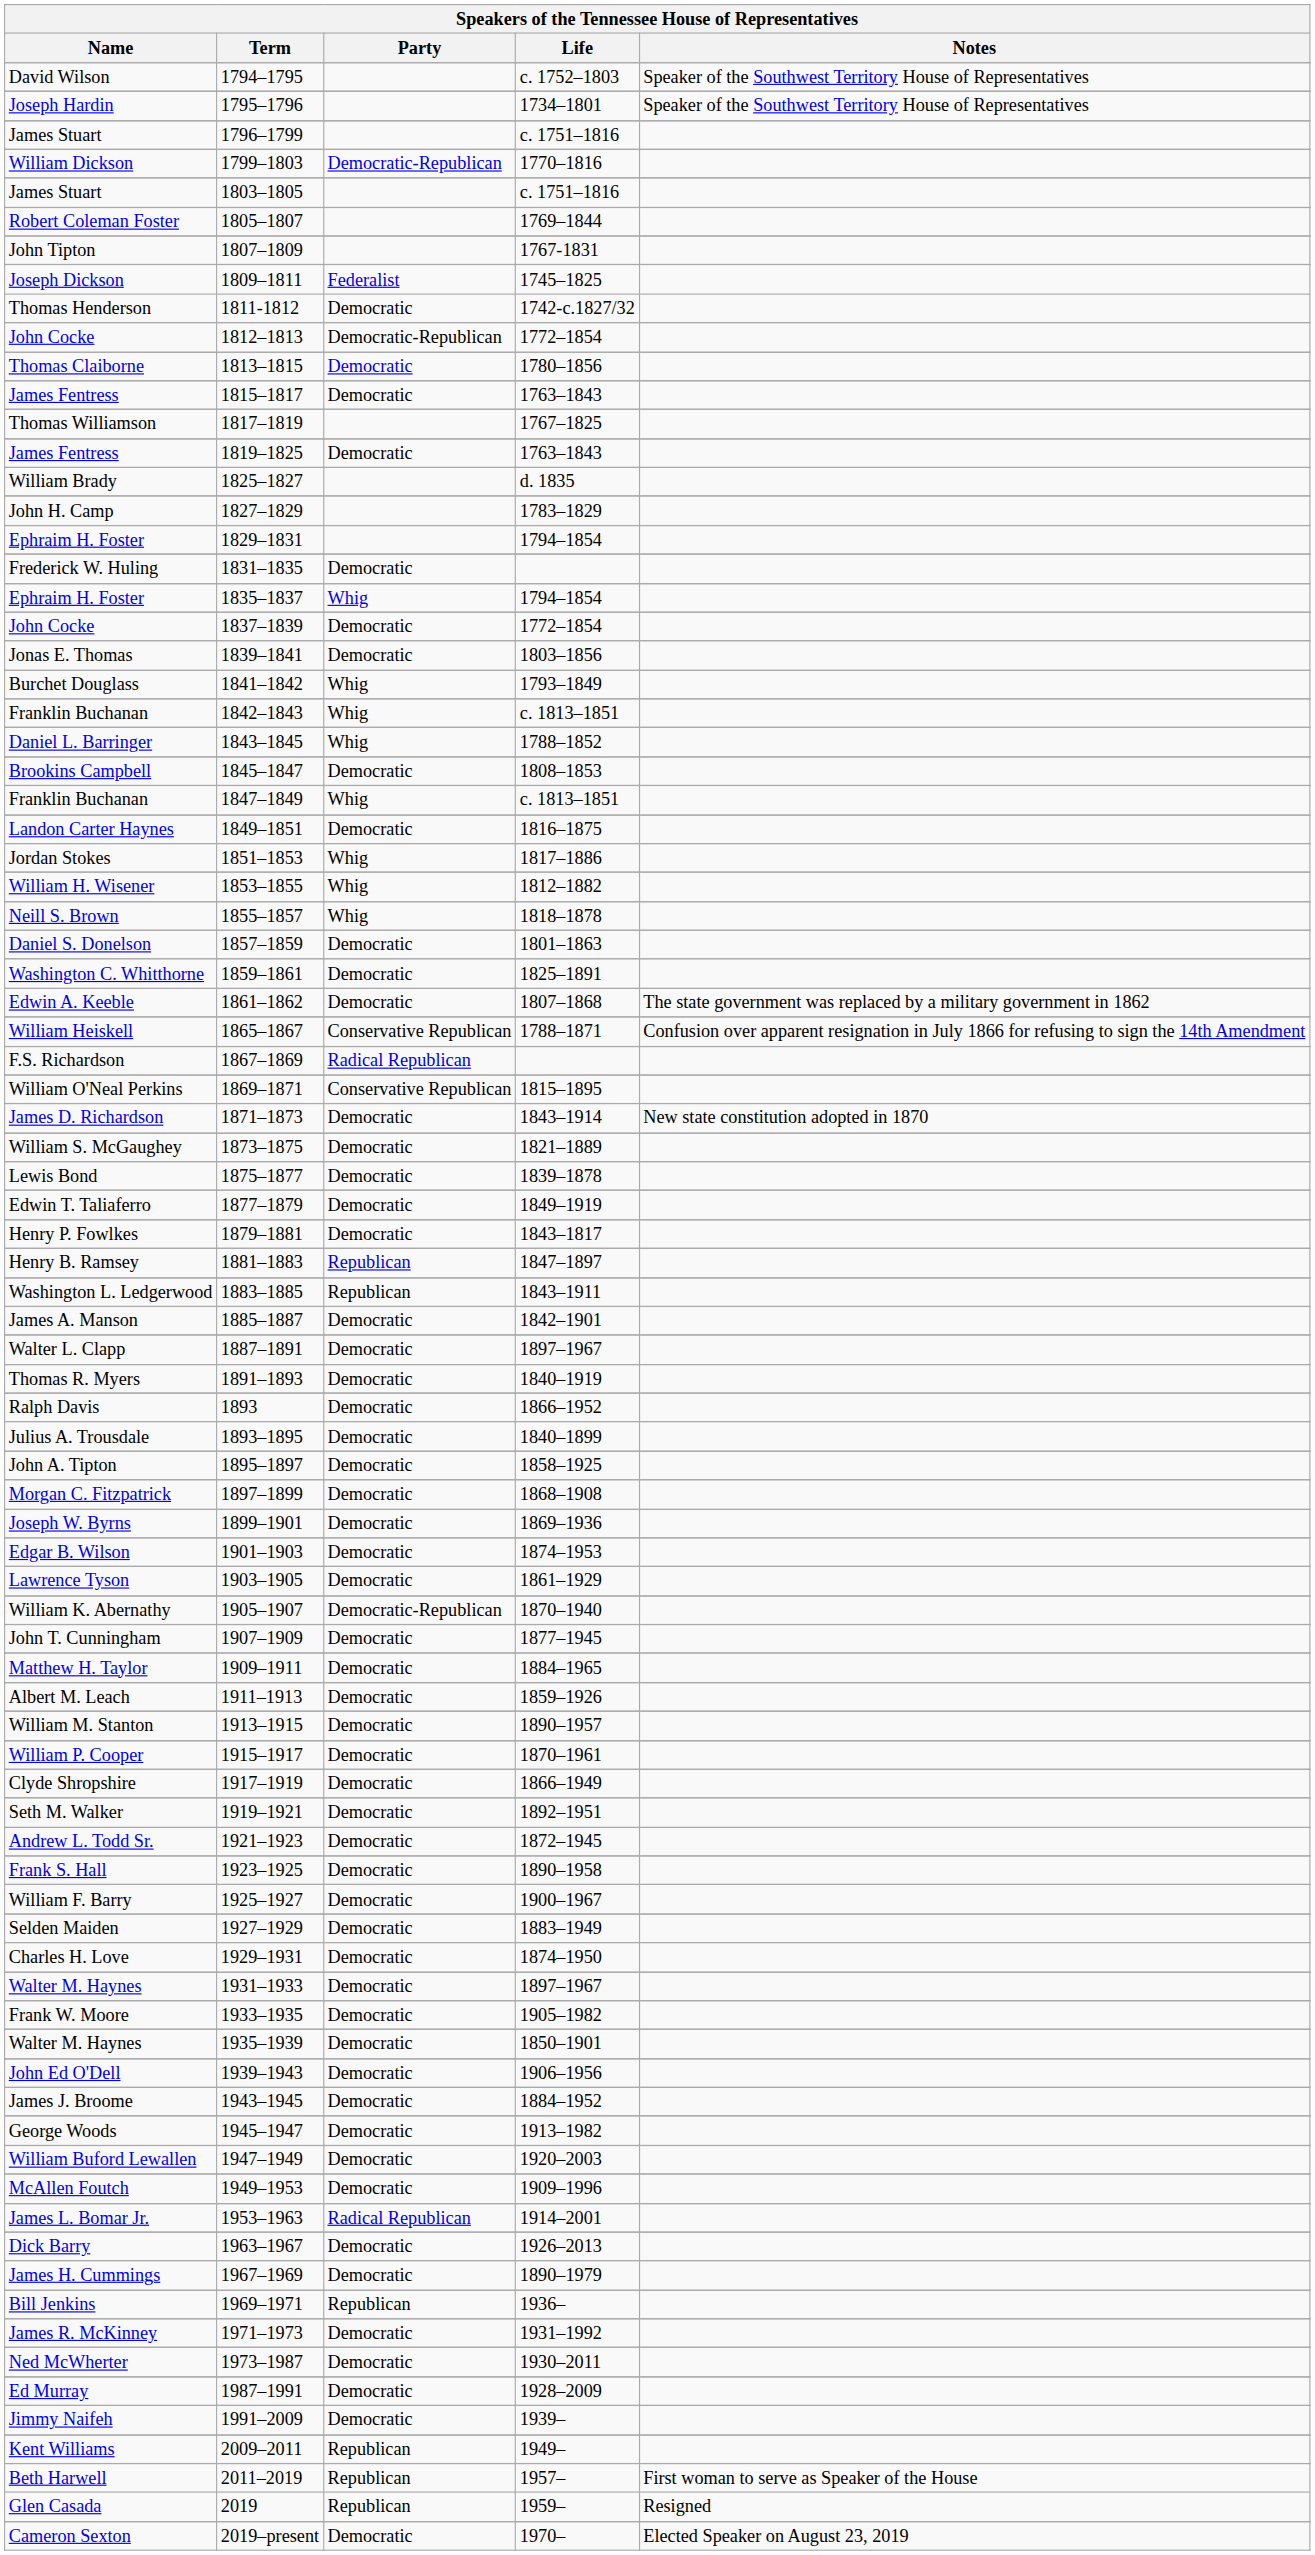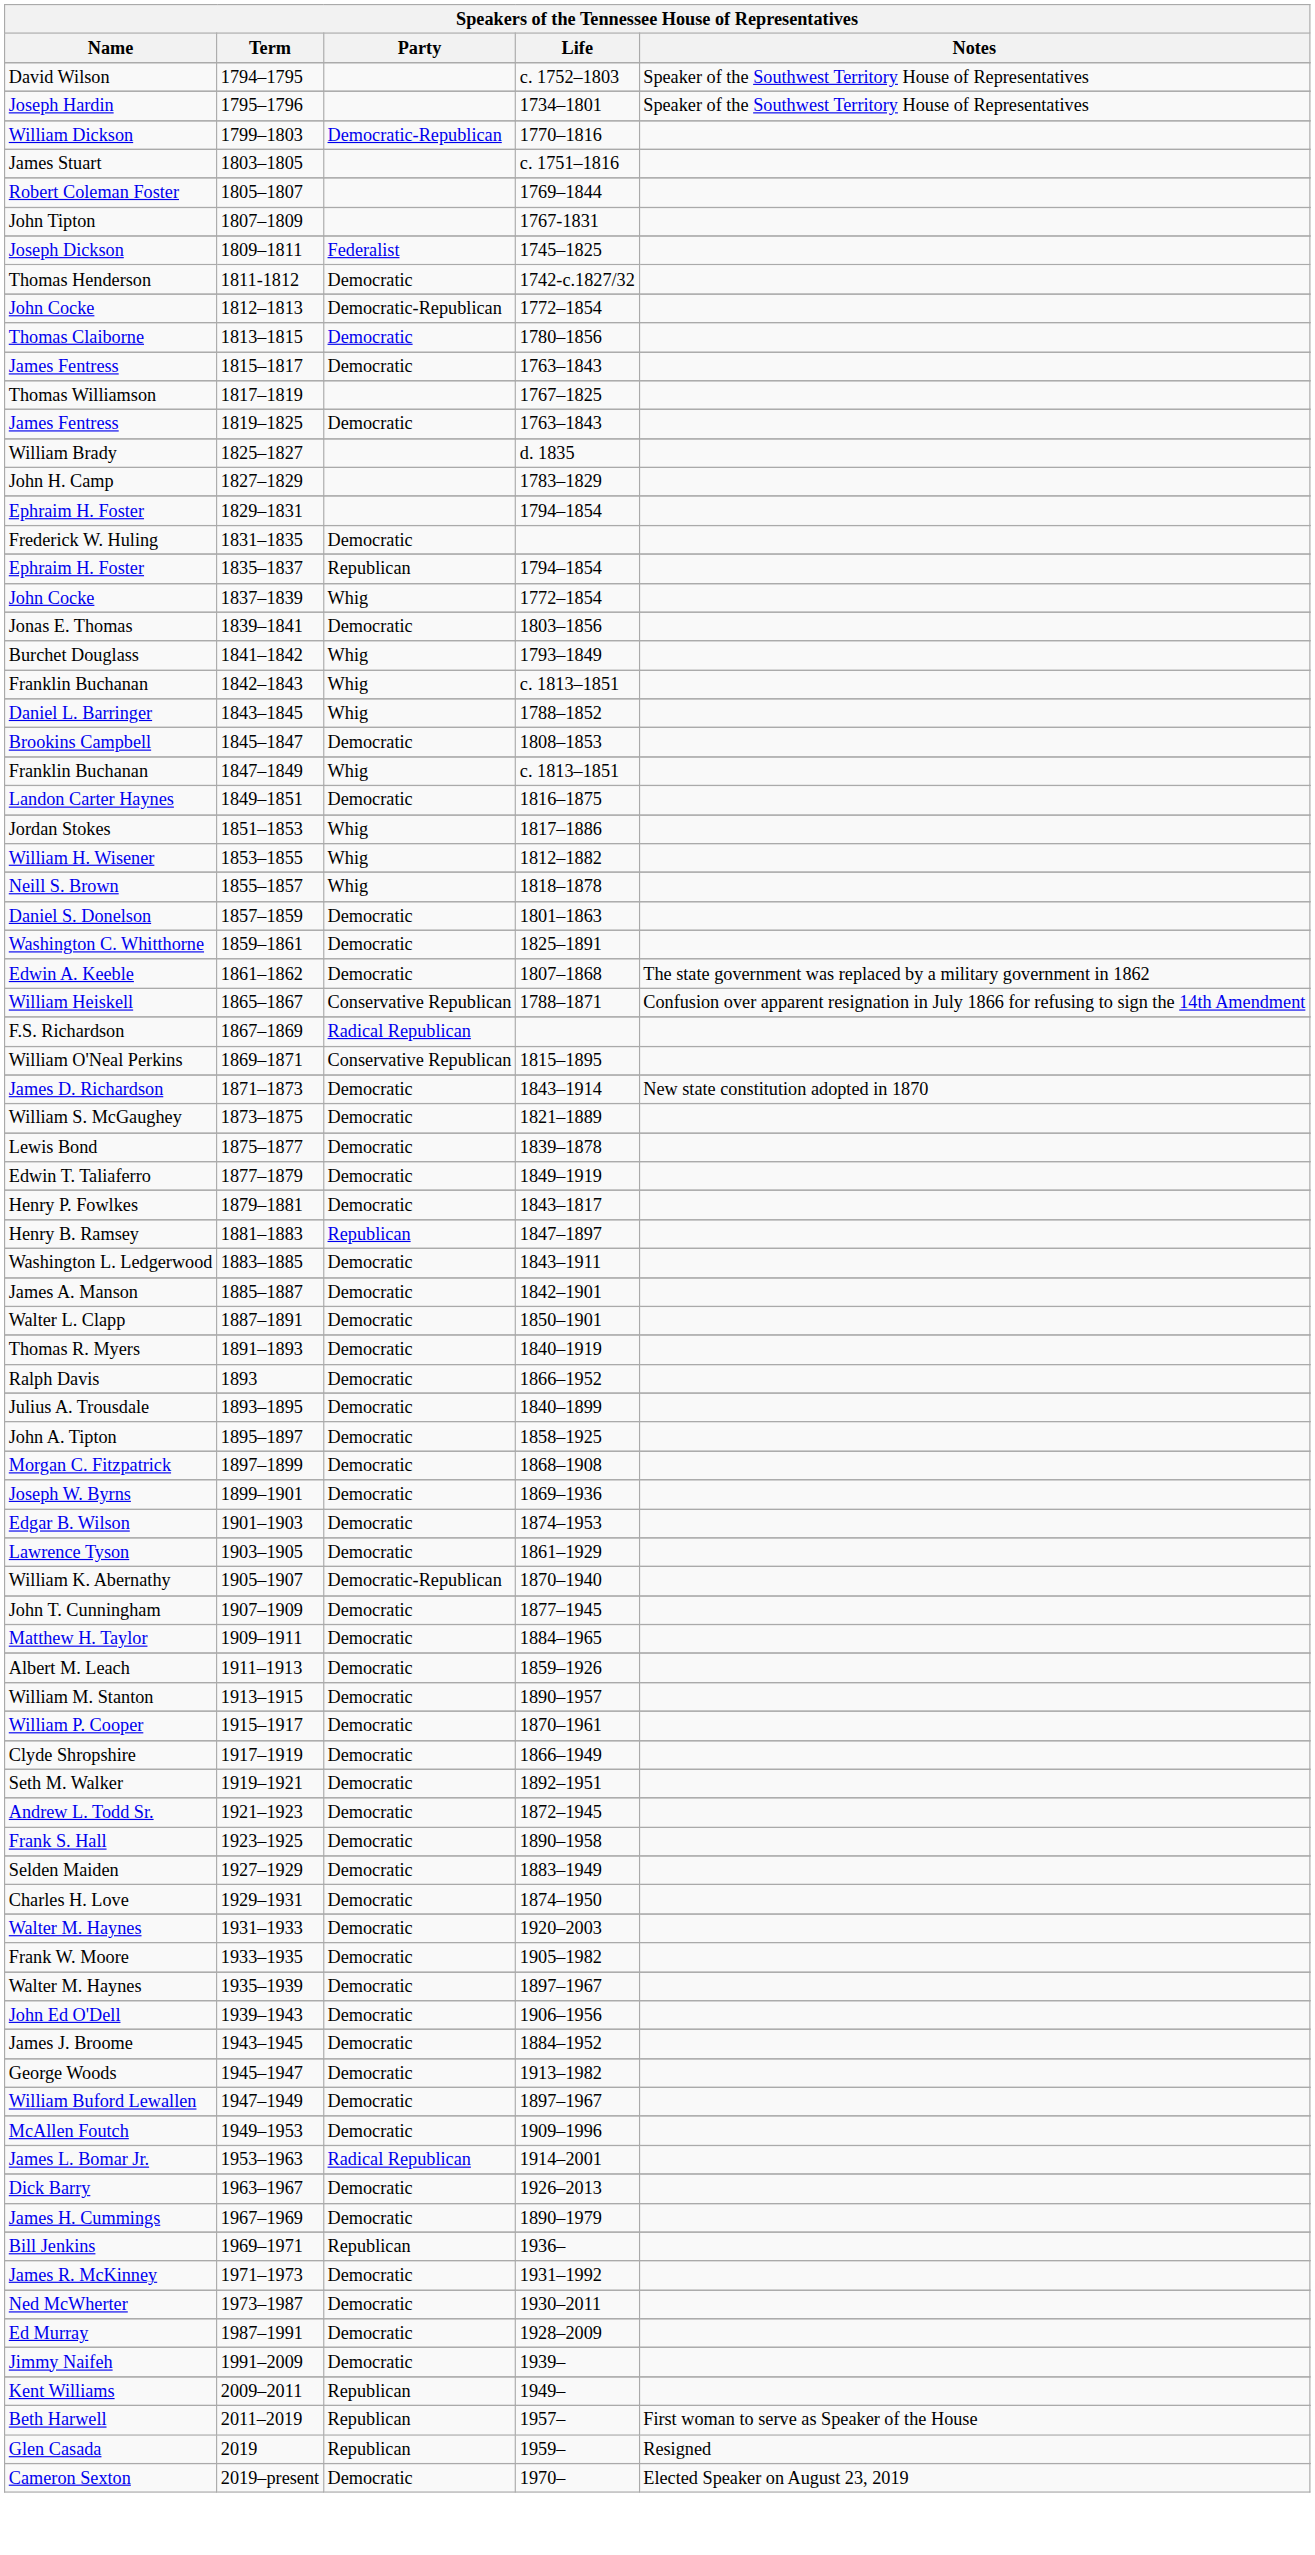- row: (55, 134)
(348, 597) Whig -> (369, 568) Republican
(370, 626) Democratic -> (348, 597) Whig
(369, 1291) Republican -> (370, 1262) Democratic
(561, 1349) 1897–1967 -> (561, 1320) 1850–1901
- row: (70, 1899)
(561, 1986) 1897–1967 -> (561, 1928) 1920–2003
(561, 2043) 1850–1901 -> (561, 1986) 1897–1967
(561, 2159) 1920–2003 -> (561, 2101) 1897–1967
